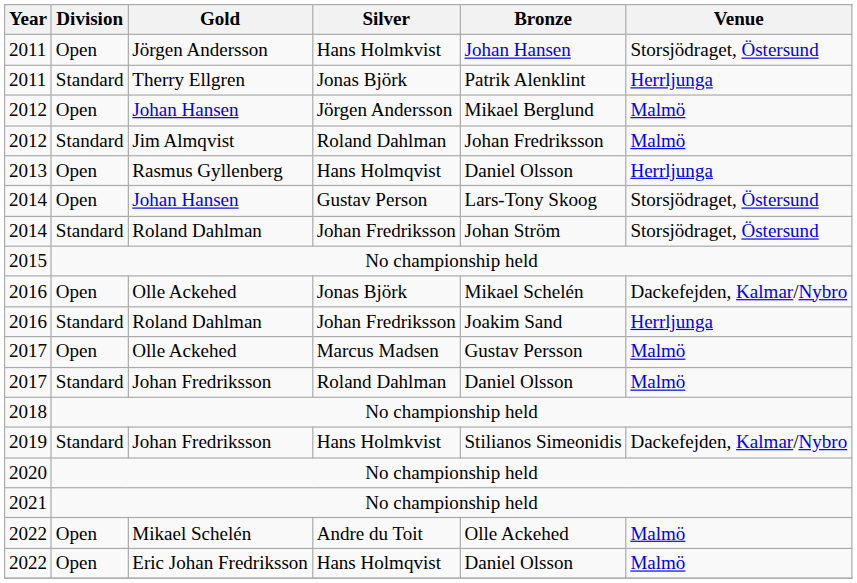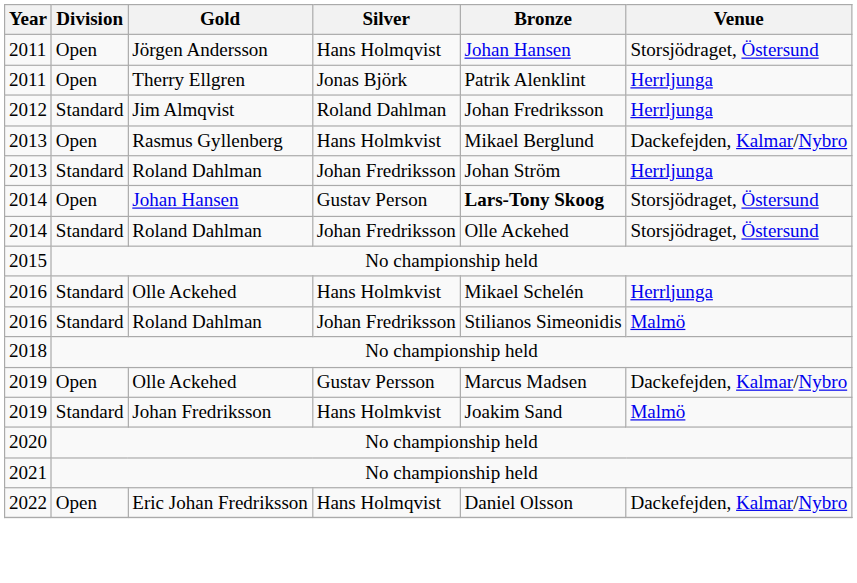(379, 49) Hans Holmkvist -> (379, 49) Hans Holmqvist
(90, 79) Standard -> (76, 79) Open
- row: (28, 110)
(658, 140) Malmö -> (672, 110) Herrljunga
(379, 170) Hans Holmqvist -> (379, 140) Hans Holmkvist
(519, 170) Daniel Olsson -> (529, 140) Mikael Berglund
(672, 170) Herrljunga -> (739, 140) Dackefejden, Kalmar/Nybro
+ row: (28, 170)
(531, 200) normal -> (534, 200) bold
(512, 230) Johan Ström -> (517, 230) Olle Ackehed
(76, 291) Open -> (90, 291) Standard
(362, 291) Jonas Björk -> (379, 291) Hans Holmkvist
(739, 291) Dackefejden, Kalmar/Nybro -> (672, 291) Herrljunga
(513, 321) Joakim Sand -> (543, 321) Stilianos Simeonidis
(672, 321) Herrljunga -> (658, 321) Malmö
- row: (28, 351)
- row: (28, 381)
+ row: (28, 381)
(543, 442) Stilianos Simeonidis -> (513, 412) Joakim Sand
(739, 442) Dackefejden, Kalmar/Nybro -> (658, 412) Malmö
- row: (28, 532)
(658, 563) Malmö -> (739, 502) Dackefejden, Kalmar/Nybro
